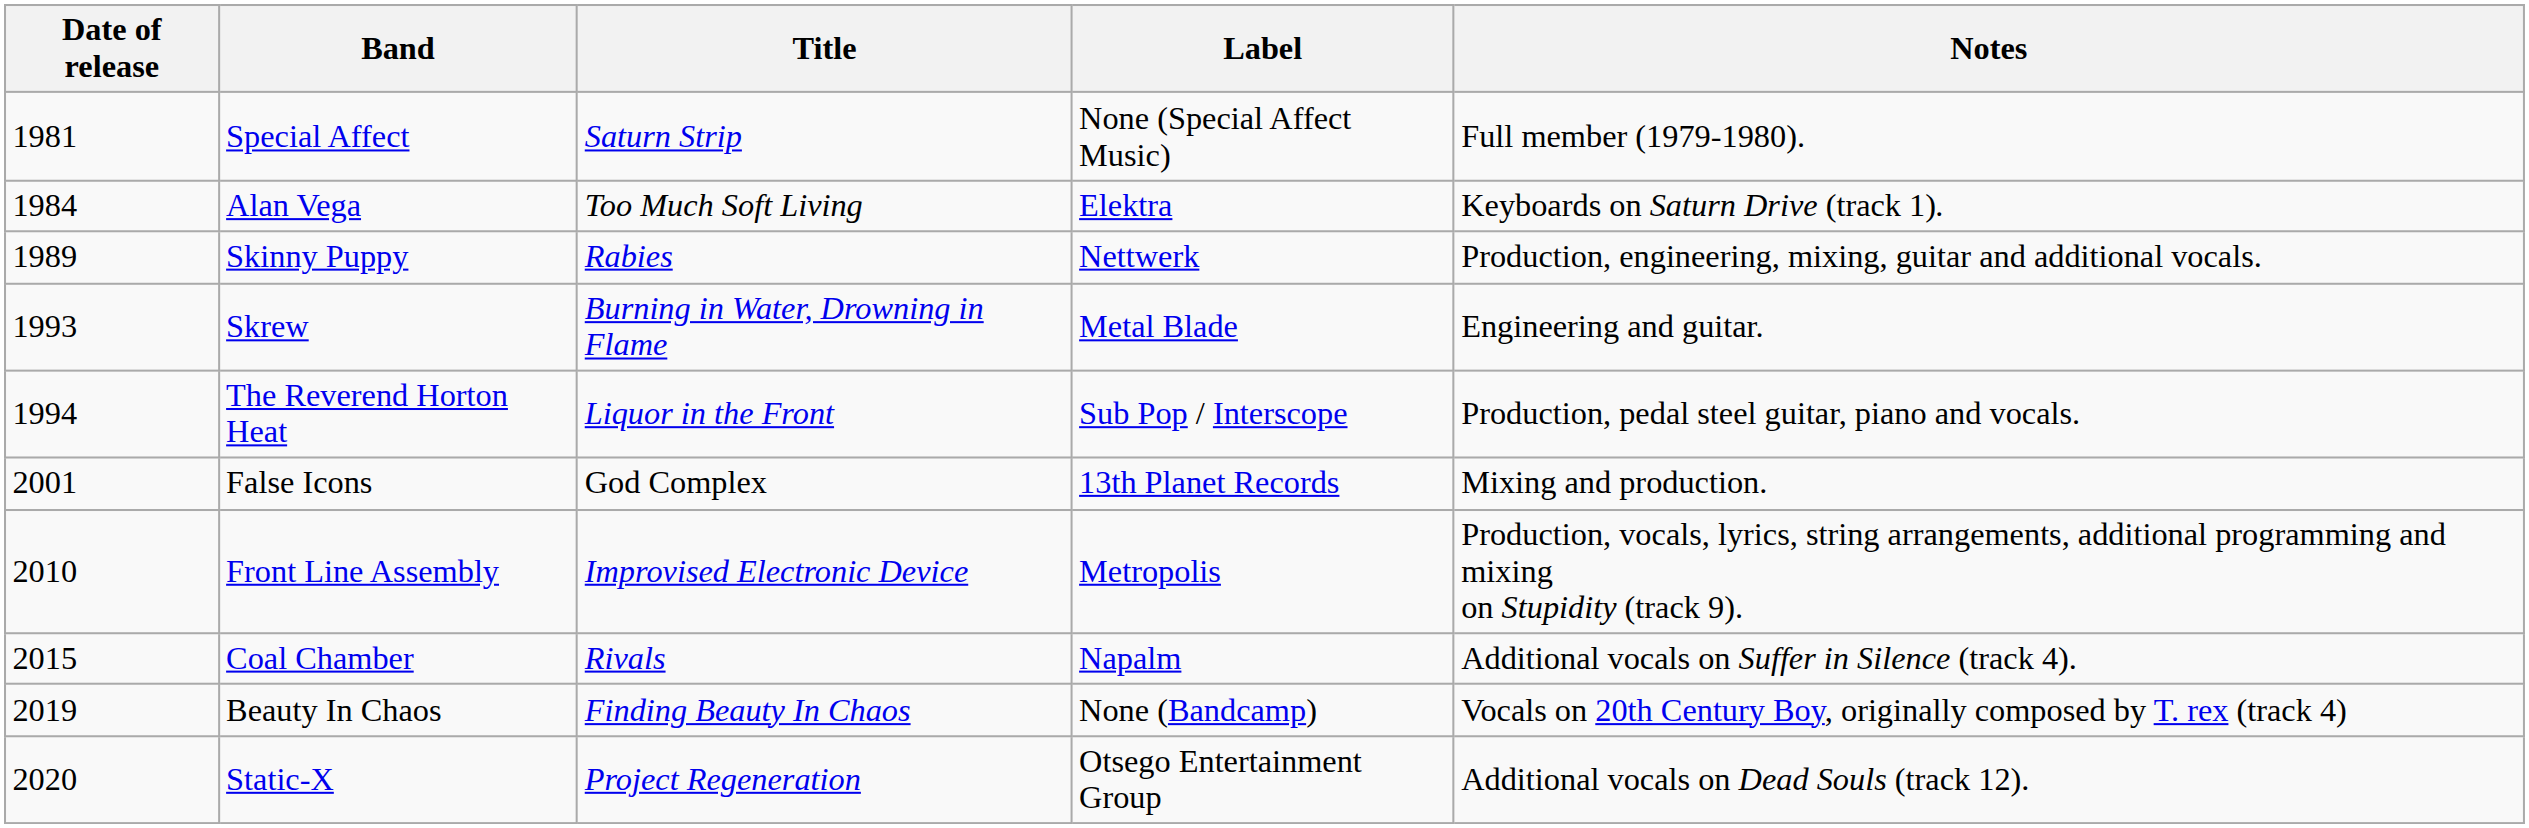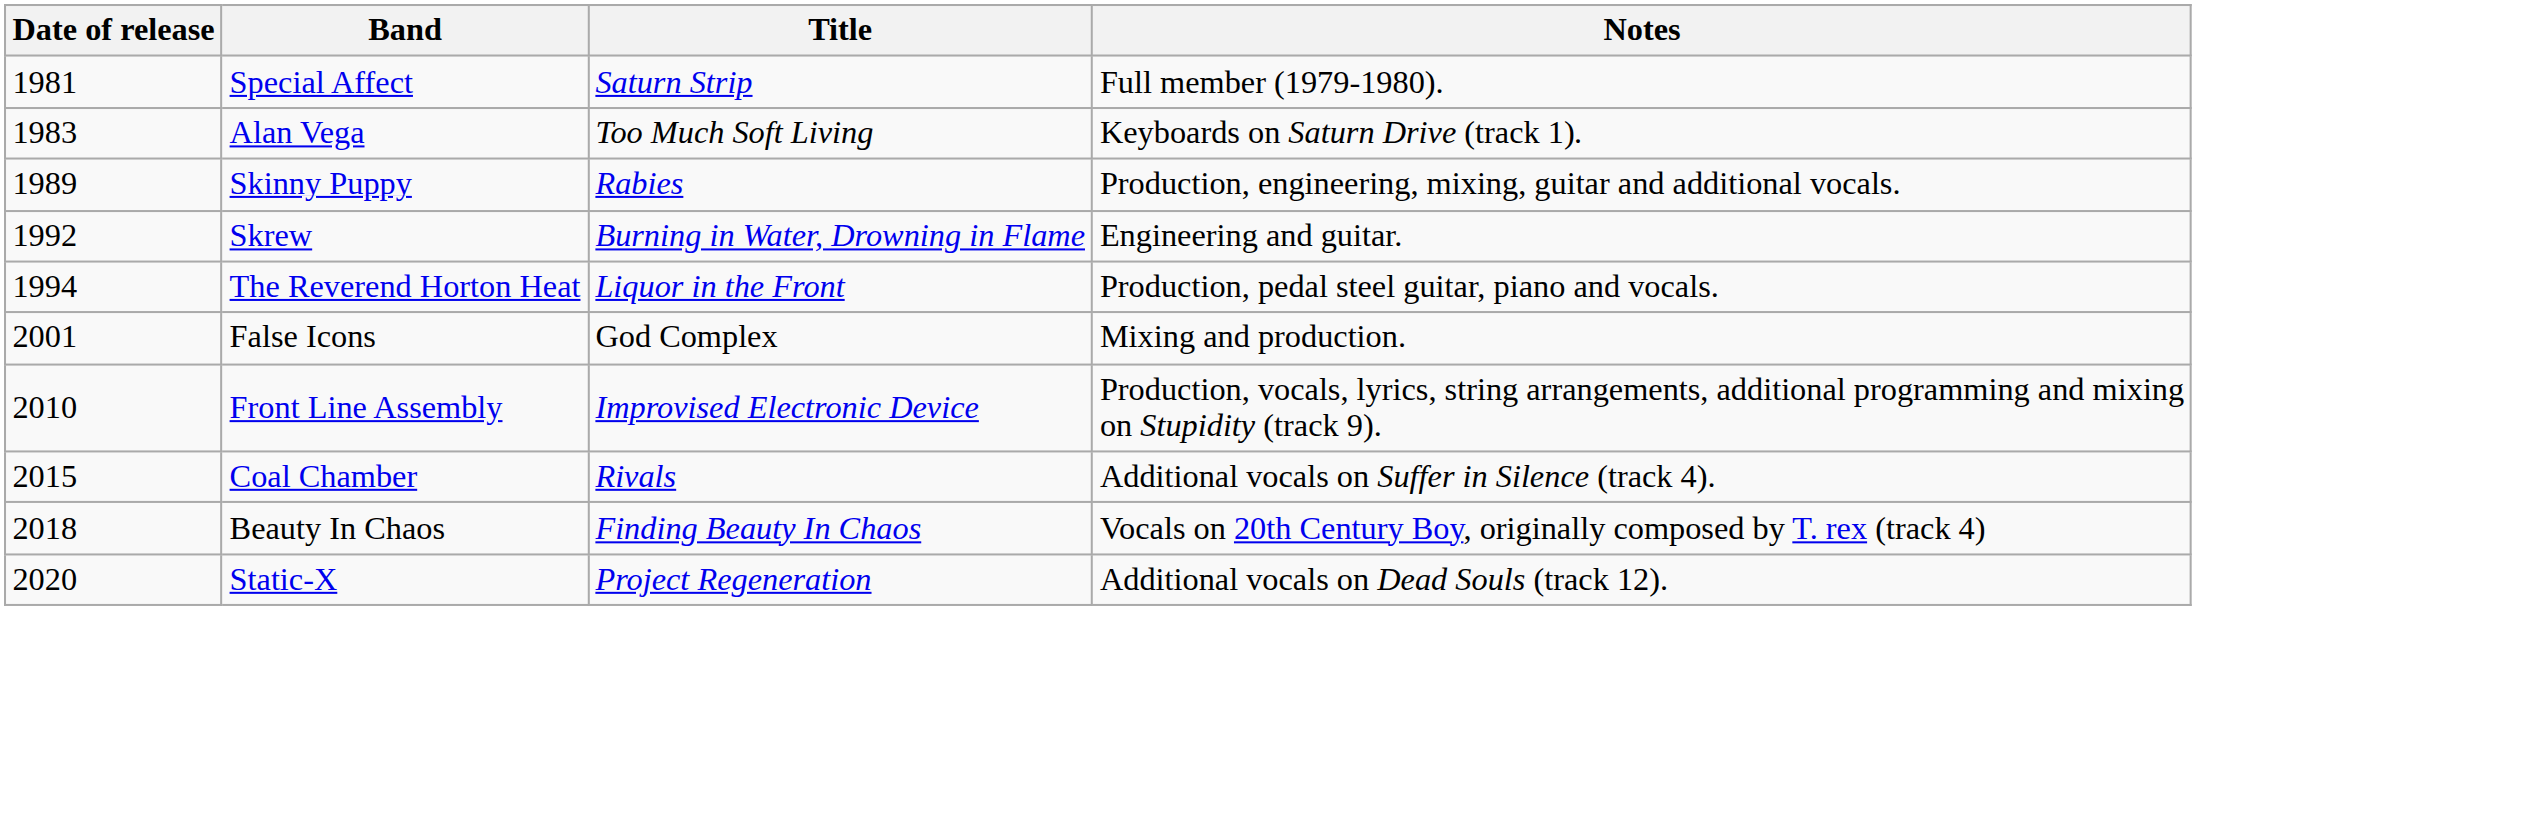- column: (1263, 48)
(45, 205) 1984 -> (45, 132) 1983
(45, 326) 1993 -> (45, 235) 1992
(45, 709) 2019 -> (45, 527) 2018
